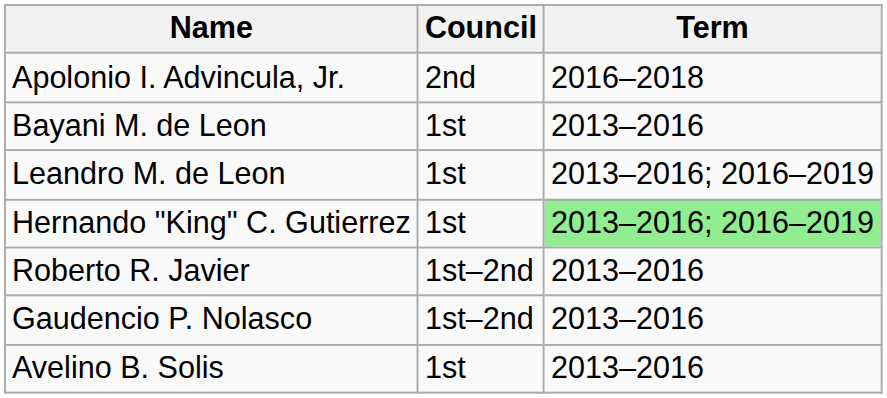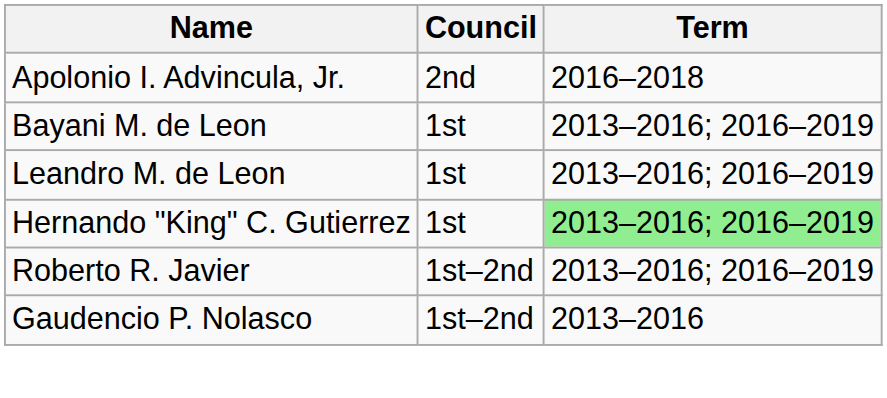(628, 125) 2013–2016 -> (712, 125) 2013–2016; 2016–2019
(628, 271) 2013–2016 -> (712, 271) 2013–2016; 2016–2019
- row: (118, 367)
